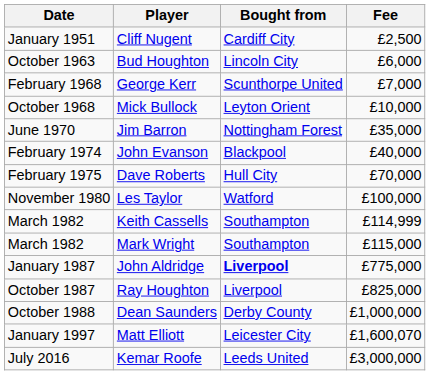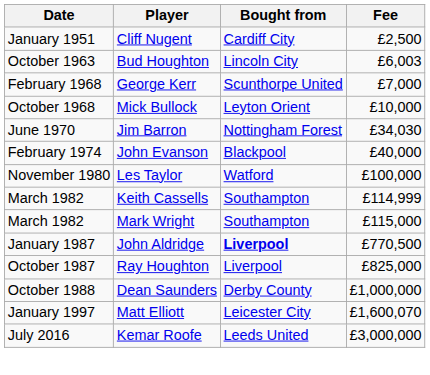(400, 61) £6,000 -> (400, 61) £6,003
(396, 130) £35,000 -> (396, 130) £34,030
- row: (161, 175)
(392, 267) £775,000 -> (392, 244) £770,500
